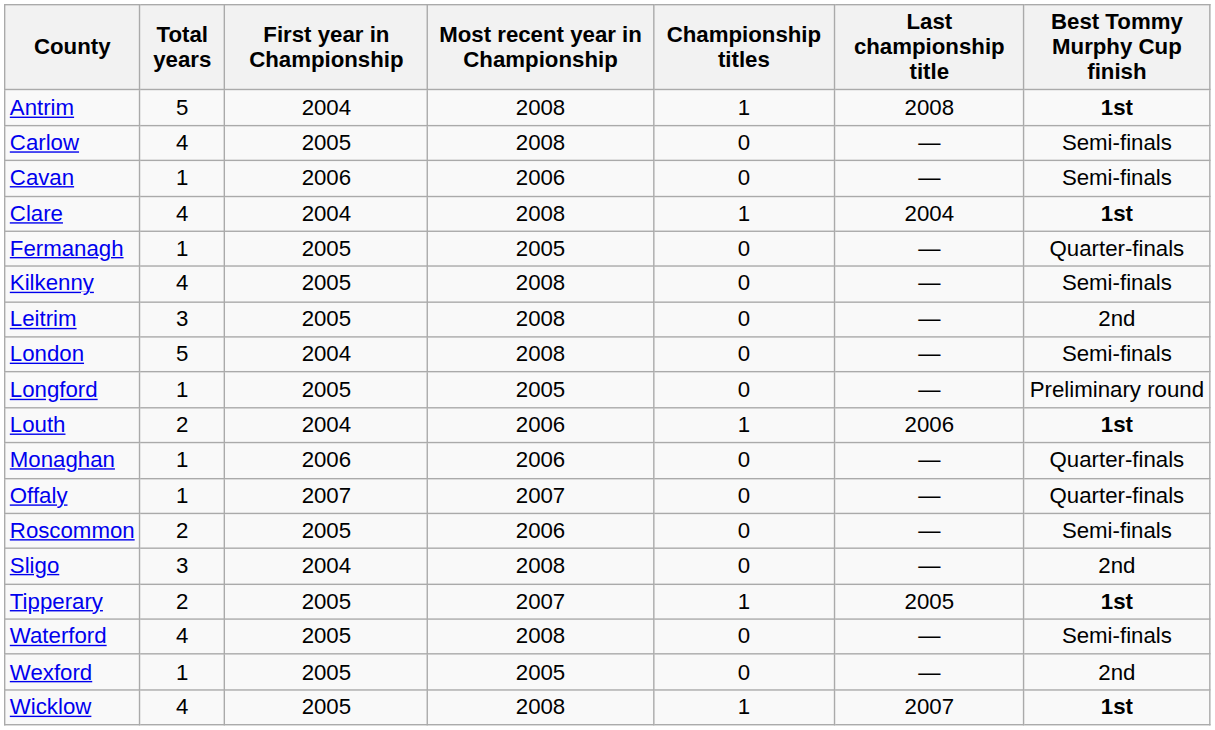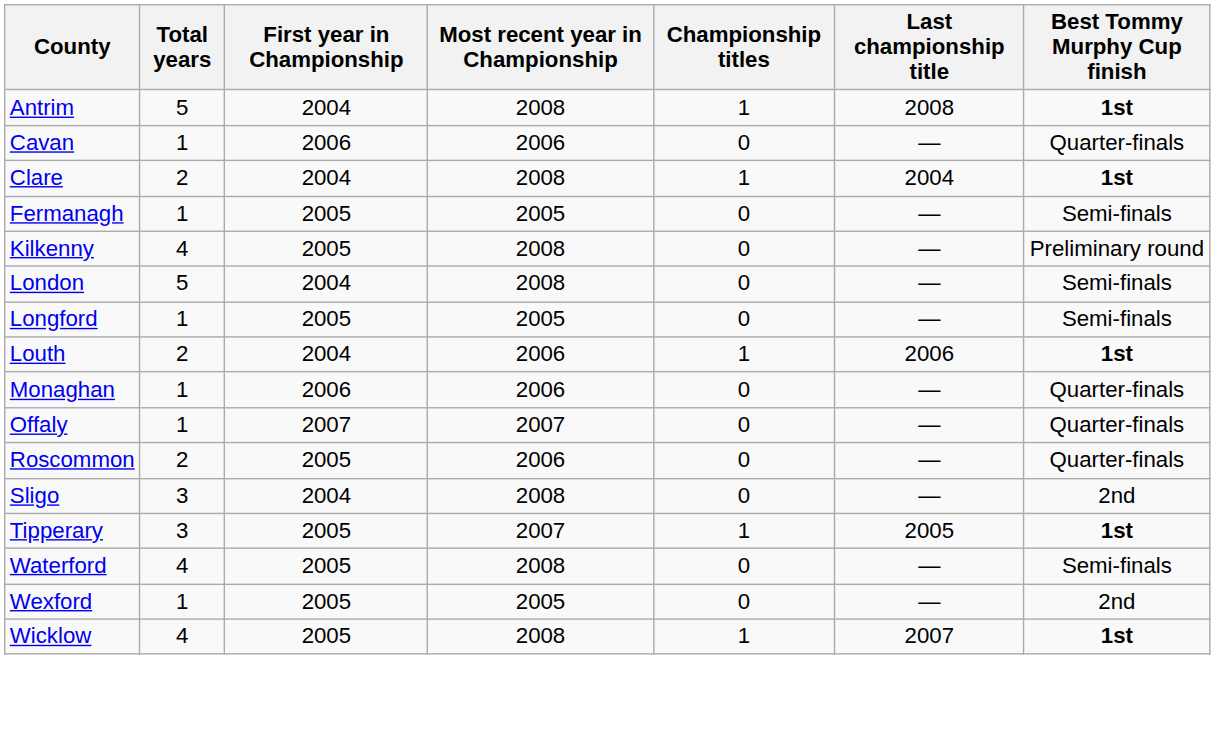- row: (44, 142)
(1117, 177) Semi-finals -> (1117, 142) Quarter-finals
(182, 213) 4 -> (182, 177) 2
(1117, 248) Quarter-finals -> (1117, 213) Semi-finals
(1117, 283) Semi-finals -> (1117, 248) Preliminary round
- row: (43, 319)
(1117, 389) Preliminary round -> (1117, 319) Semi-finals
(1117, 530) Semi-finals -> (1117, 460) Quarter-finals
(182, 601) 2 -> (182, 530) 3
